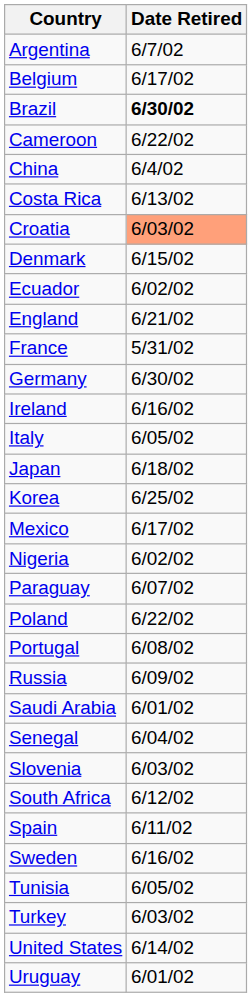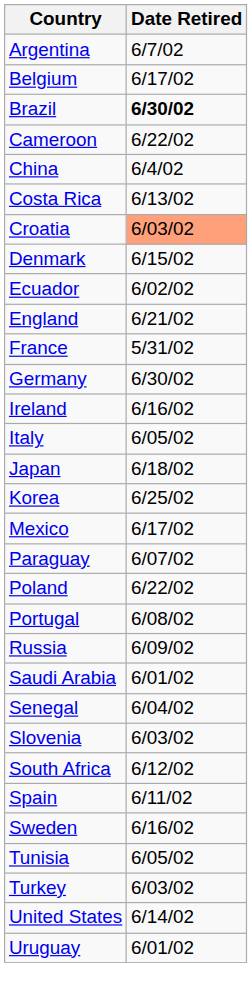- row: (39, 558)
